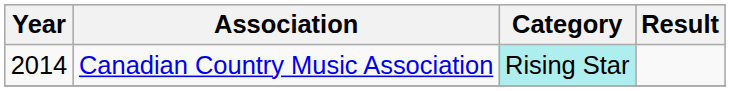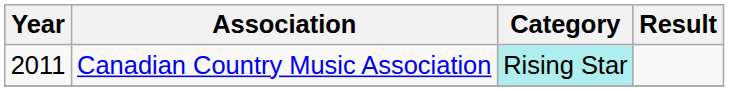(39, 65) 2014 -> (38, 65) 2011
